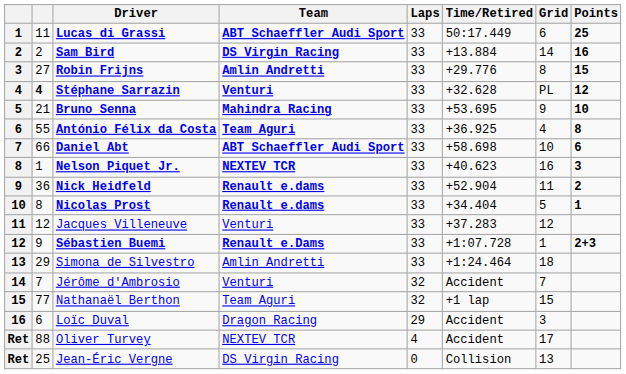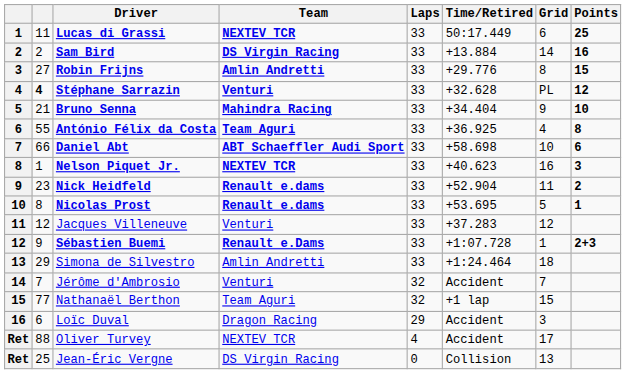(313, 33) ABT Schaeffler Audi Sport -> (259, 33) NEXTEV TCR
(471, 110) +53.695 -> (471, 110) +34.404
(43, 186) 36 -> (43, 186) 23
(471, 206) +34.404 -> (471, 206) +53.695
